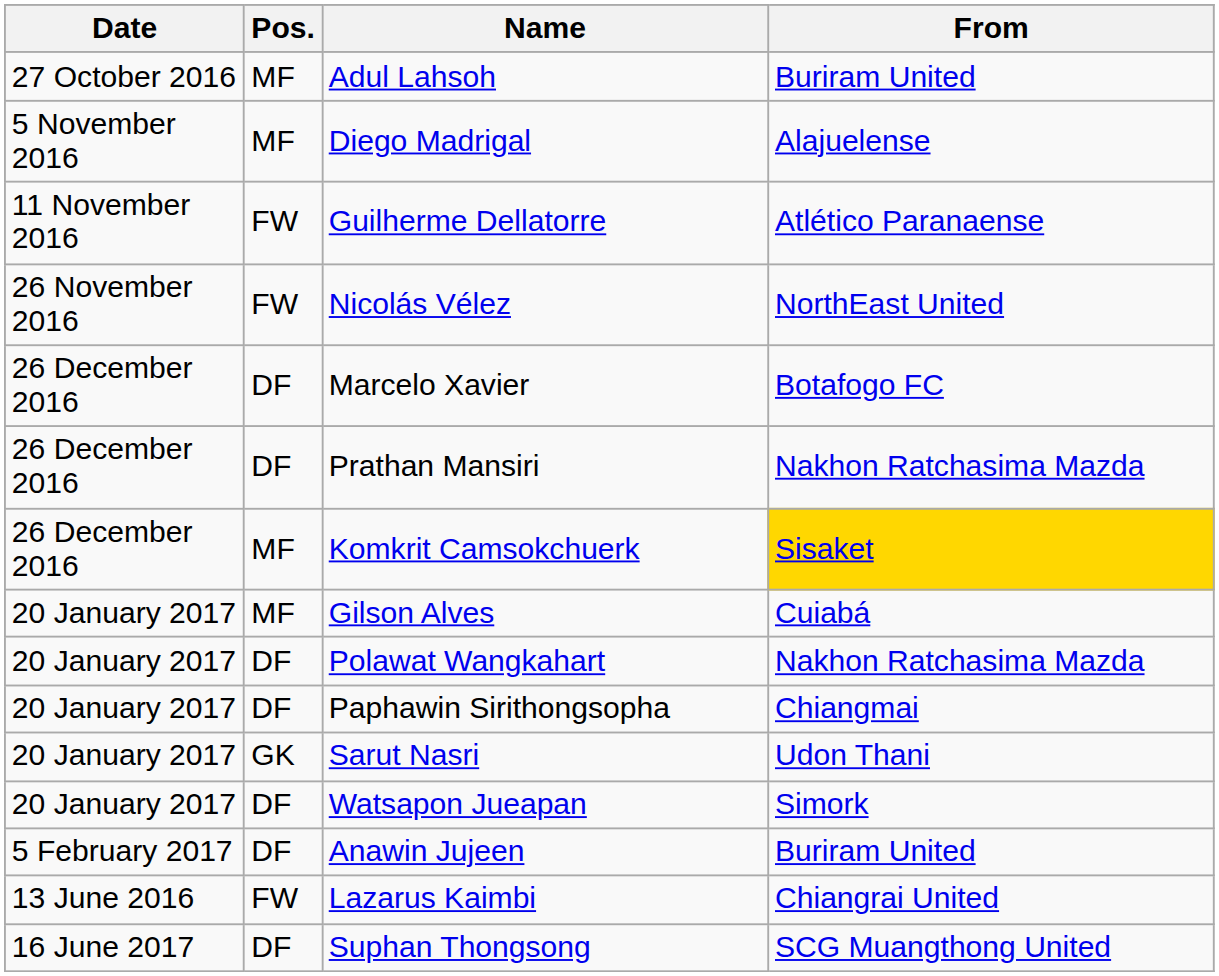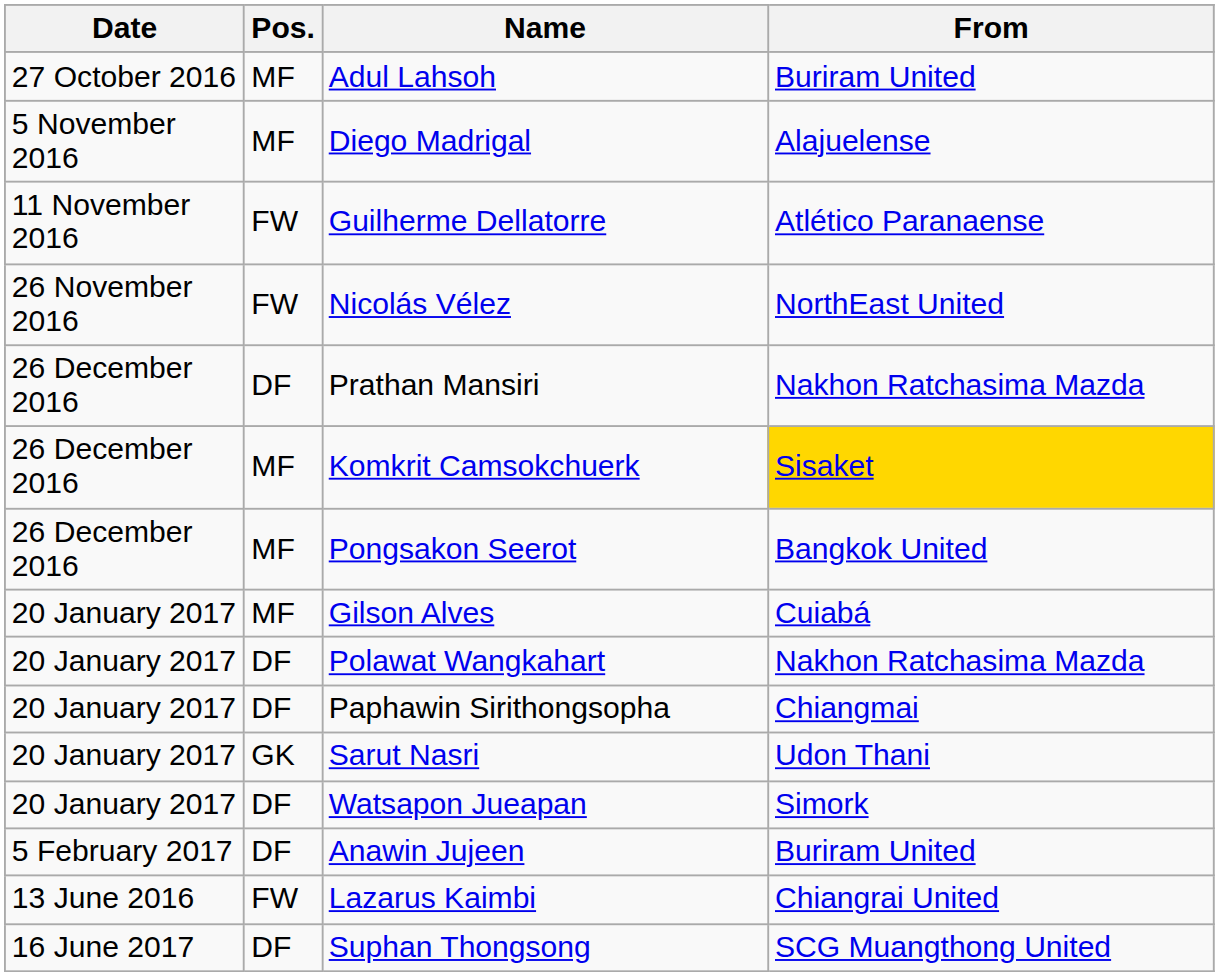- row: (429, 385)
+ row: (452, 548)
